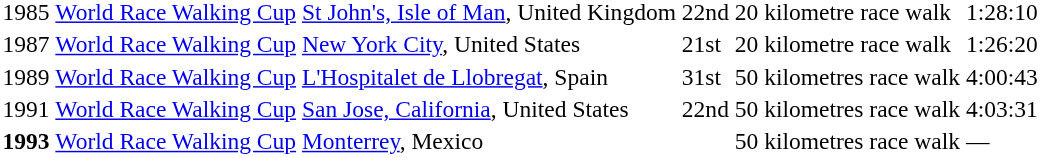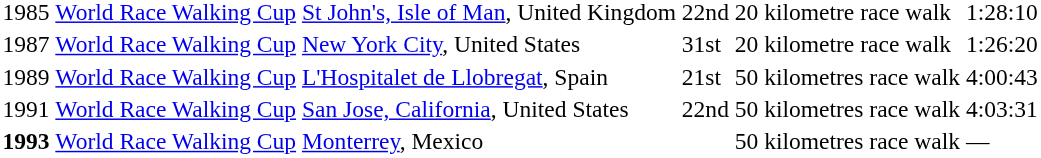(701, 44) 21st -> (701, 44) 31st
(701, 77) 31st -> (701, 77) 21st
